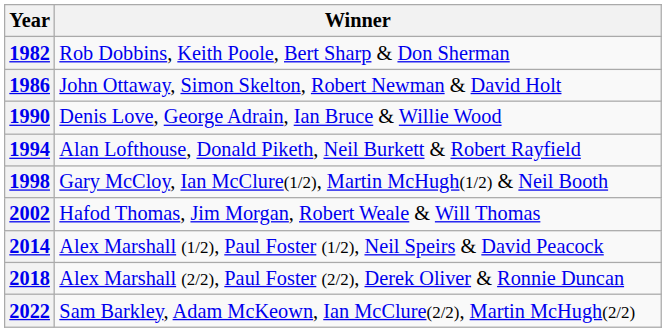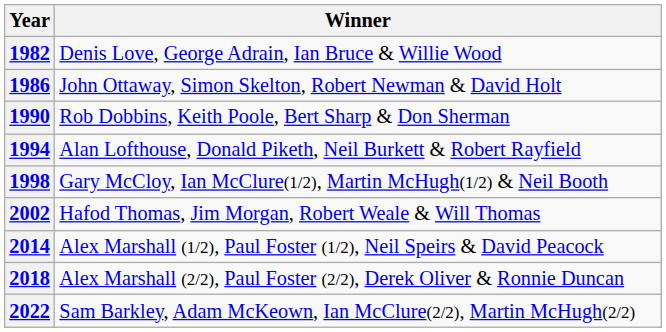(285, 52) Rob Dobbins, Keith Poole, Bert Sharp & Don Sherman -> (280, 52) Denis Love, George Adrain, Ian Bruce & Willie Wood
(280, 117) Denis Love, George Adrain, Ian Bruce & Willie Wood -> (285, 117) Rob Dobbins, Keith Poole, Bert Sharp & Don Sherman
